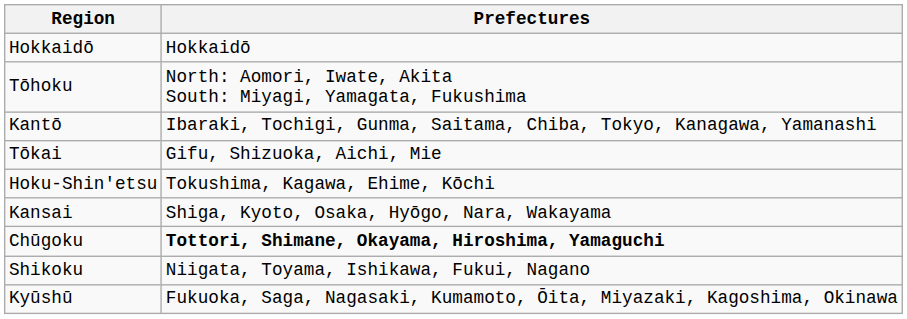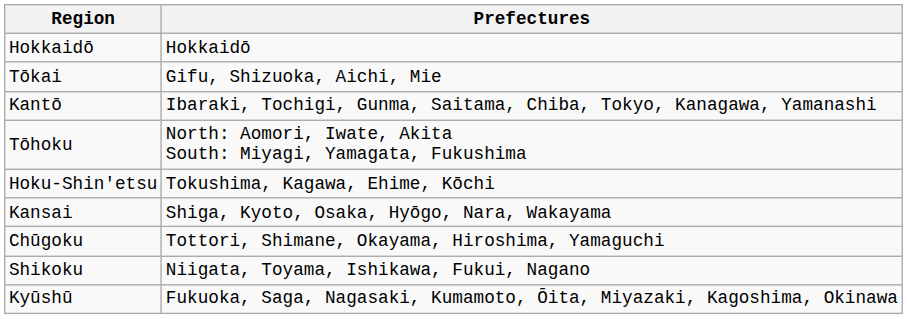rows swapped: (41, 87) <-> (35, 155)
(415, 241) bold -> (415, 241) normal
